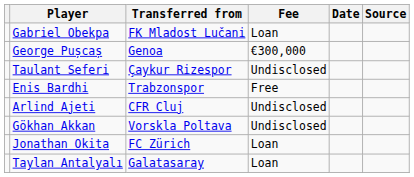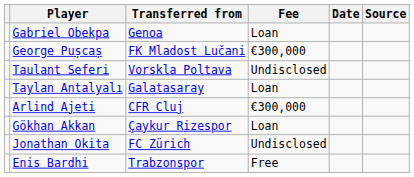(187, 32) FK Mladost Lučani -> (145, 32) Genoa
(145, 51) Genoa -> (187, 51) FK Mladost Lučani
(180, 70) Çaykur Rizespor -> (180, 70) Vorskla Poltava
rows swapped: (68, 163) <-> (50, 88)
(289, 107) Undisclosed -> (278, 107) €300,000
(180, 126) Vorskla Poltava -> (180, 126) Çaykur Rizespor
(289, 126) Undisclosed -> (265, 126) Loan
(265, 144) Loan -> (289, 144) Undisclosed
